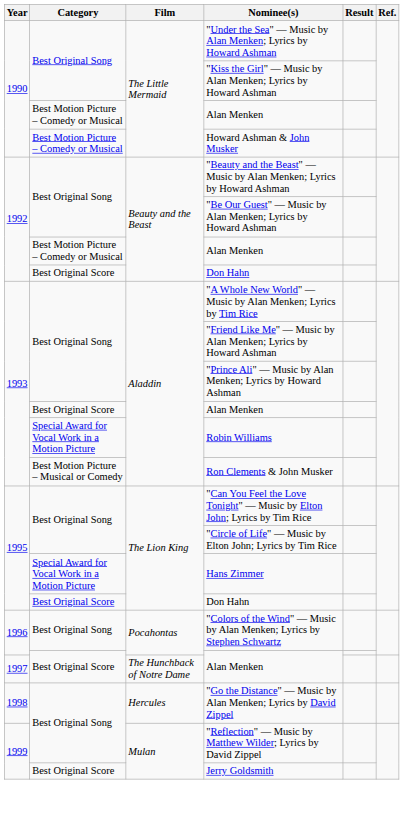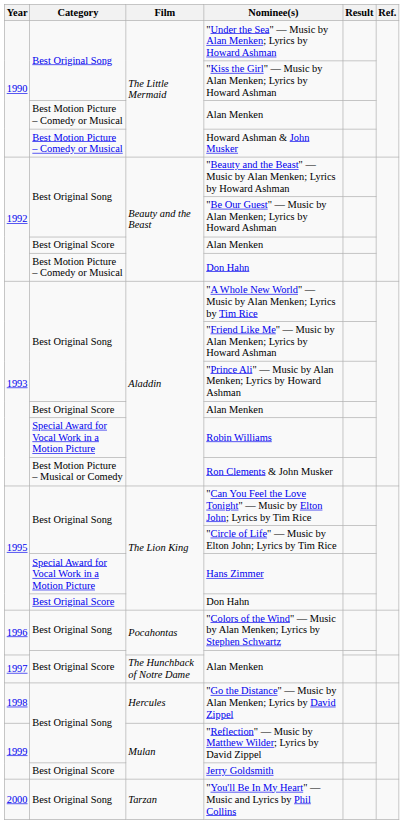(78, 251) Best Motion Picture – Comedy or Musical -> (73, 245) Best Original Score
(73, 273) Best Original Score -> (78, 267) Best Motion Picture – Comedy or Musical
+ row: (17, 799)
